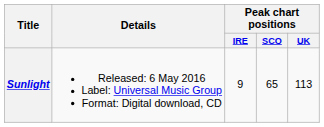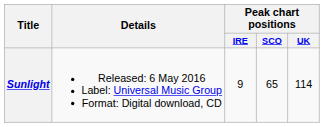(304, 85) 113 -> (304, 85) 114
